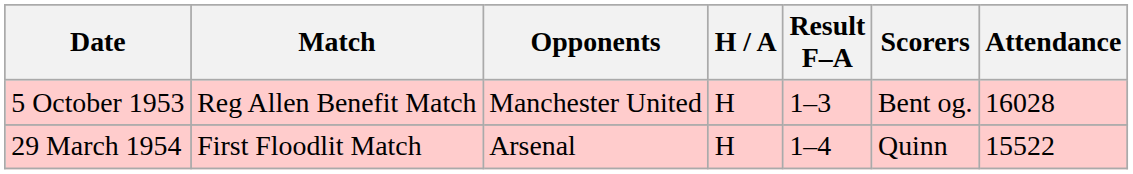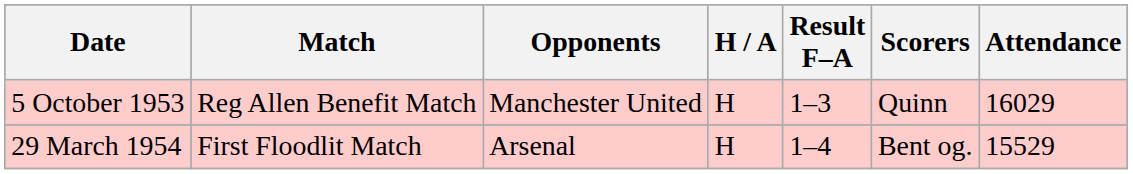(925, 102) Bent og. -> (913, 102) Quinn
(1020, 102) 16028 -> (1020, 102) 16029
(913, 146) Quinn -> (925, 146) Bent og.
(1020, 146) 15522 -> (1020, 146) 15529
